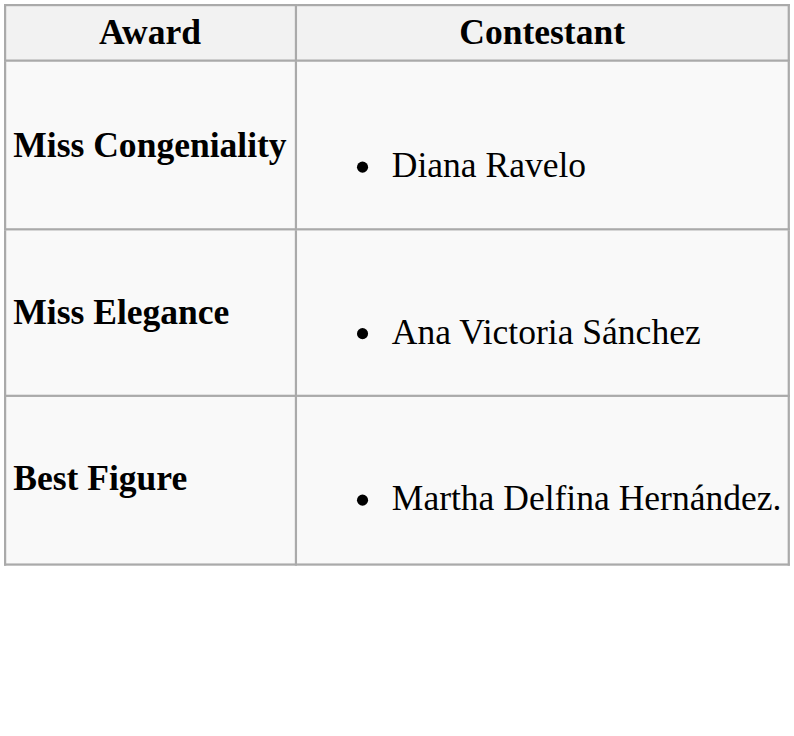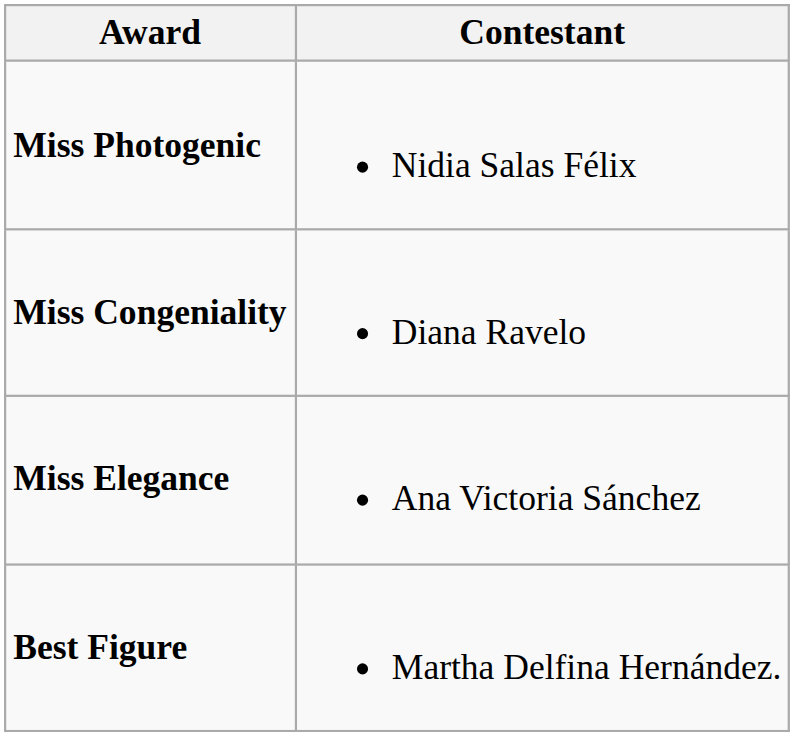+ row: (137, 144)
